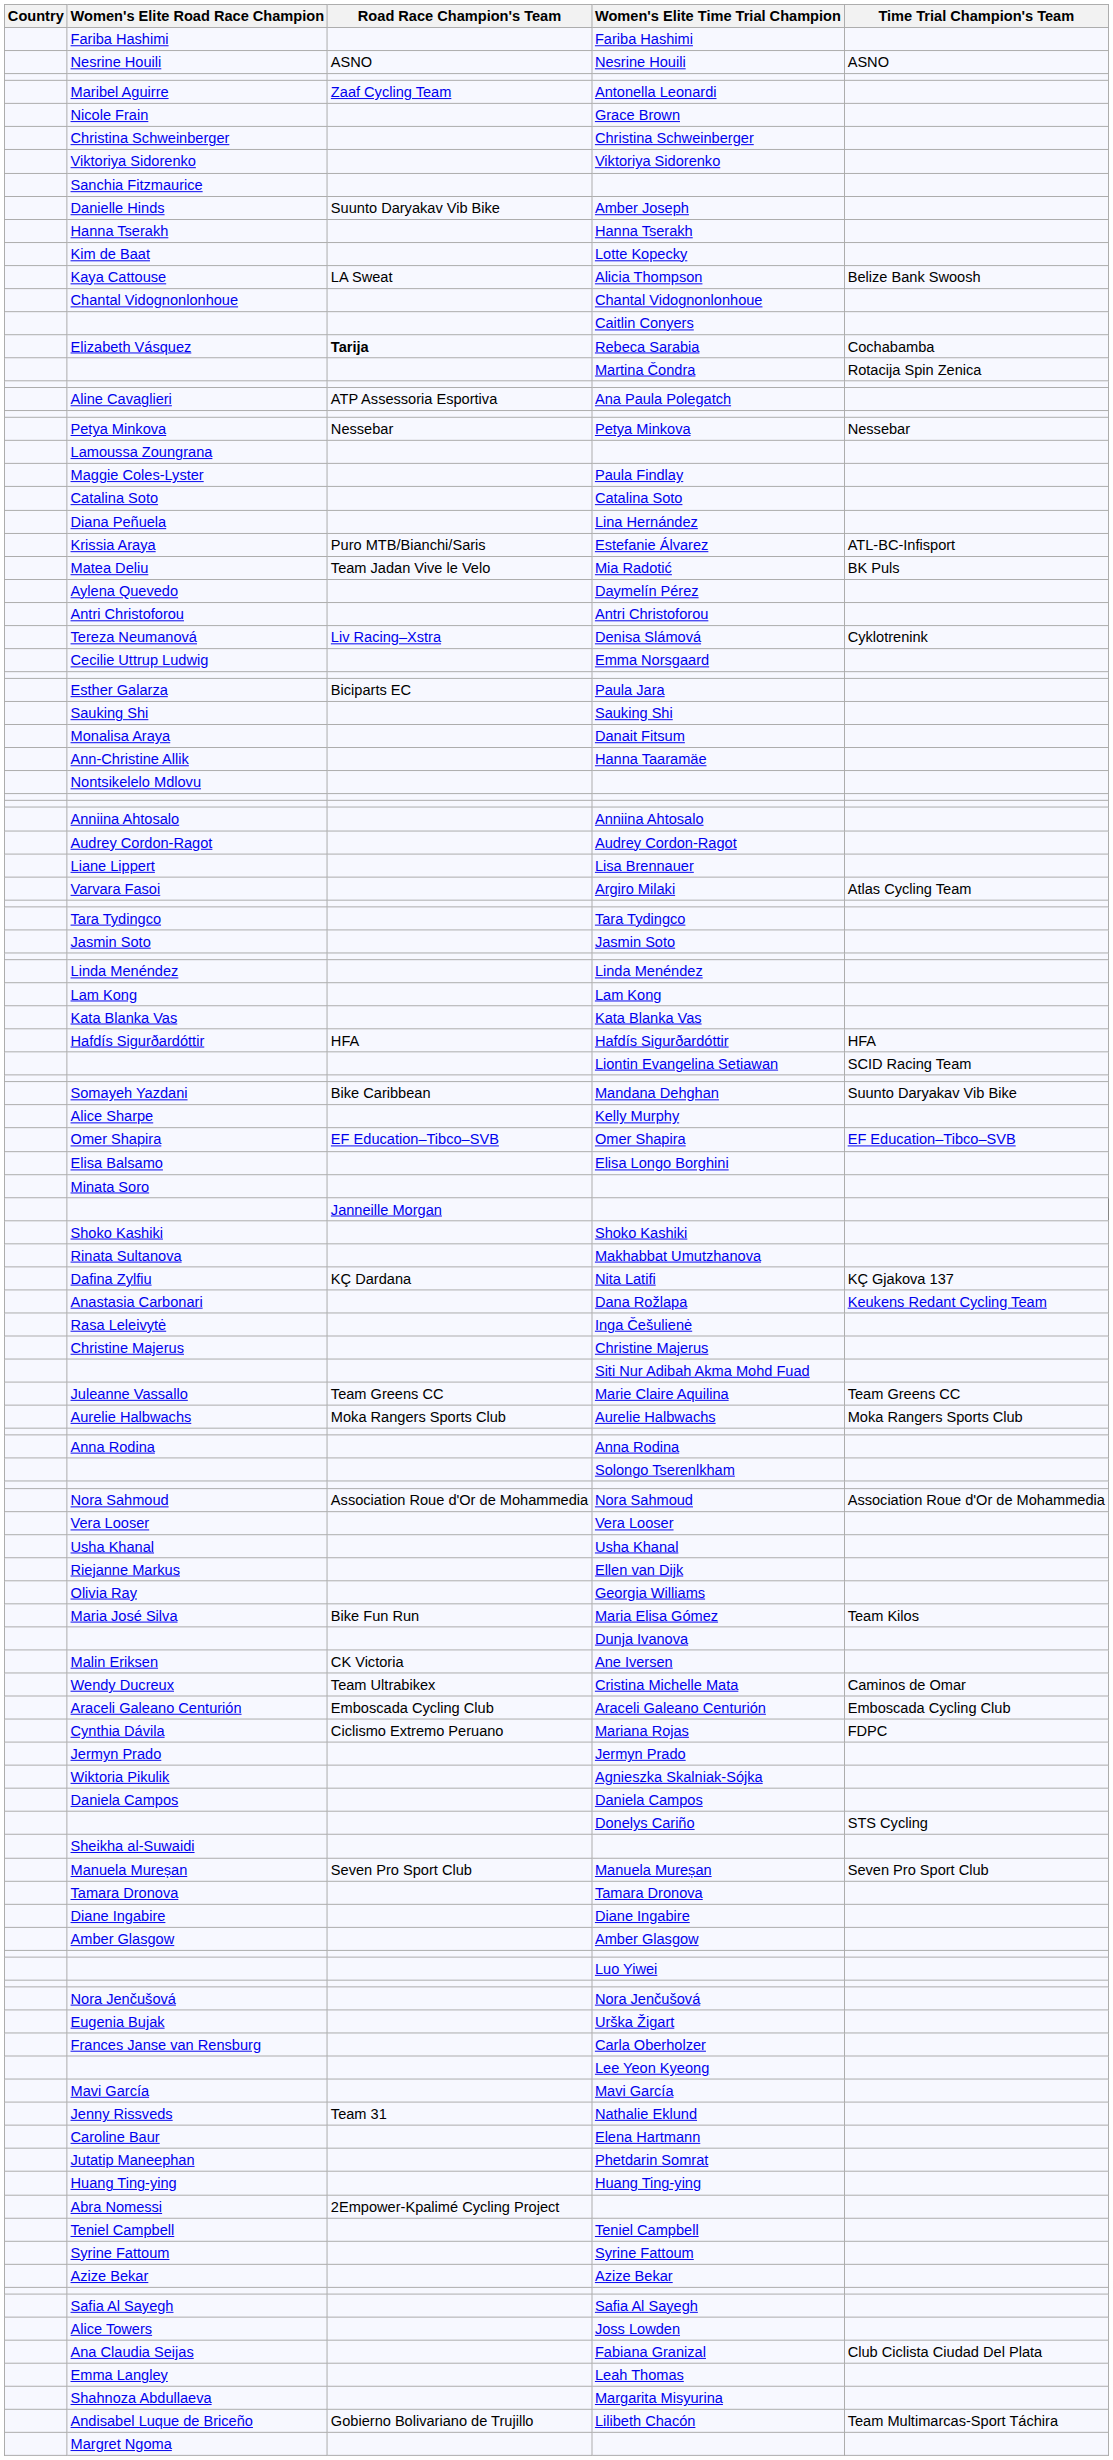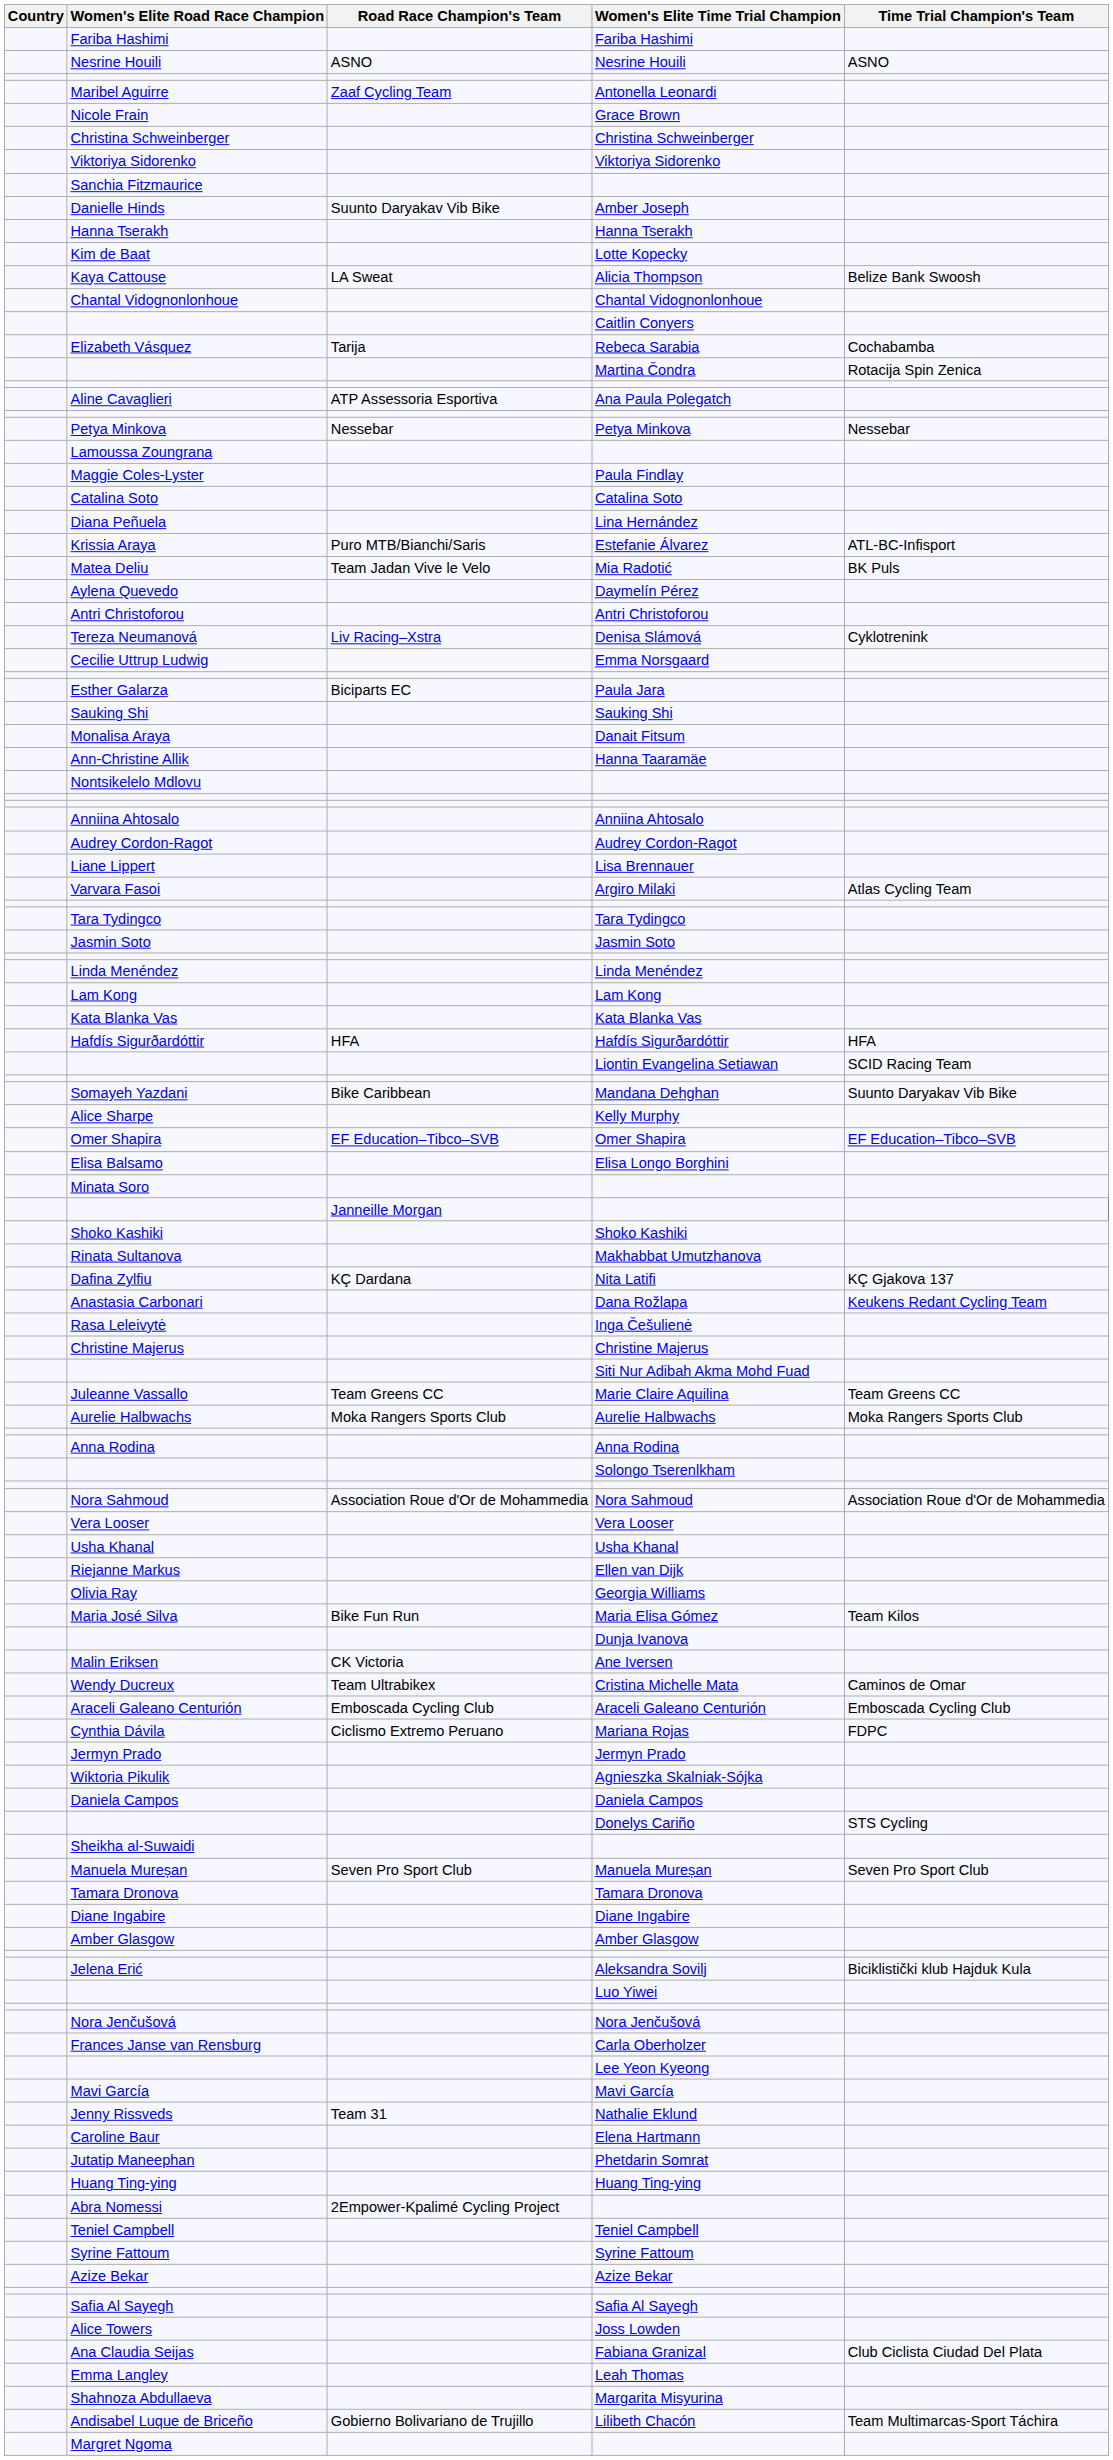(350, 346) bold -> (348, 346) normal
+ row: (107, 1969)
- row: (118, 2022)
